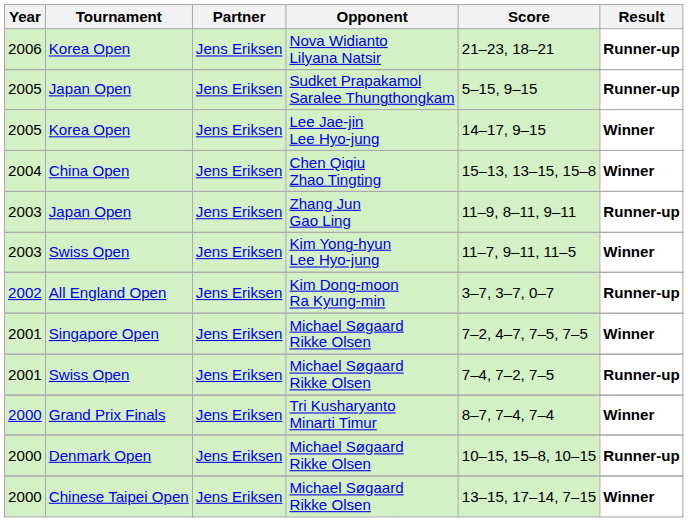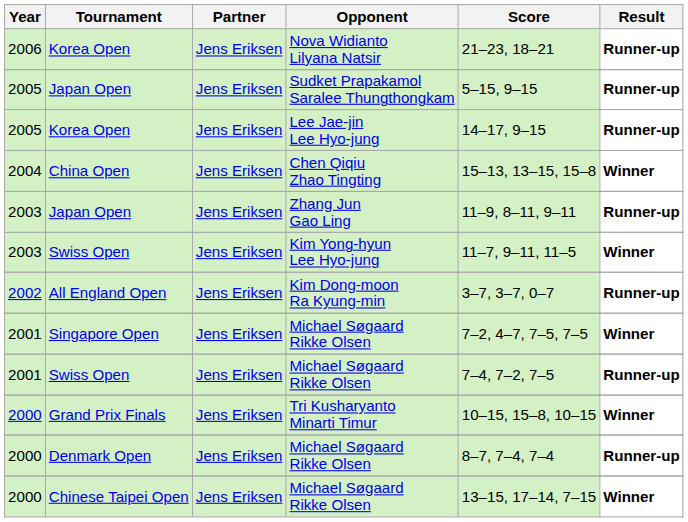(629, 131) Winner -> (641, 131) Runner-up
(508, 415) 8–7, 7–4, 7–4 -> (529, 415) 10–15, 15–8, 10–15
(529, 456) 10–15, 15–8, 10–15 -> (508, 456) 8–7, 7–4, 7–4
